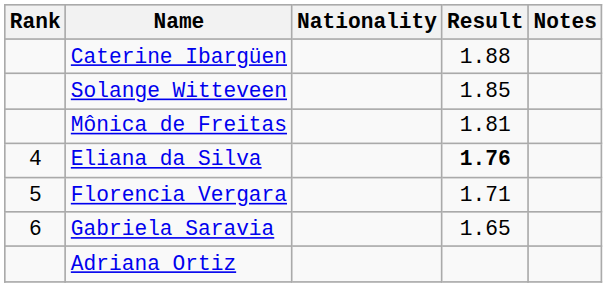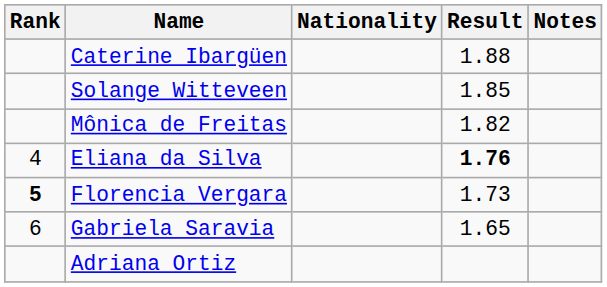(485, 126) 1.81 -> (485, 126) 1.82
(35, 195) normal -> (35, 195) bold
(485, 195) 1.71 -> (485, 195) 1.73
